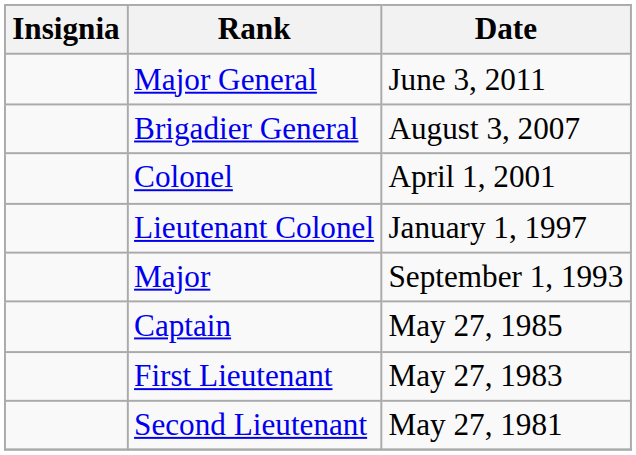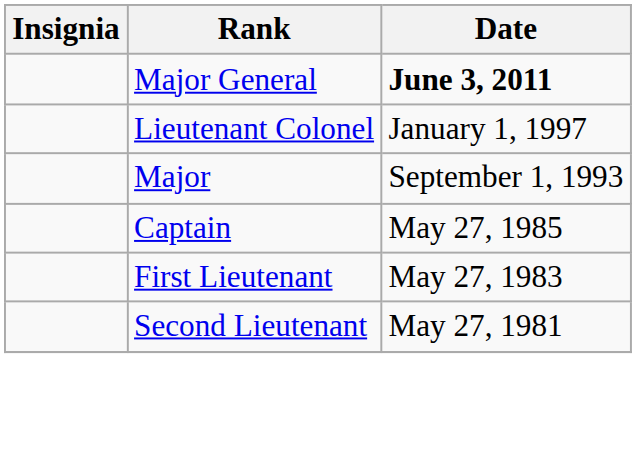(467, 78) normal -> (470, 78) bold
- row: (246, 128)
- row: (183, 177)
